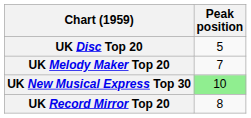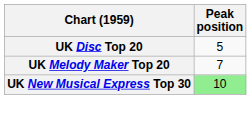- row: (99, 103)
